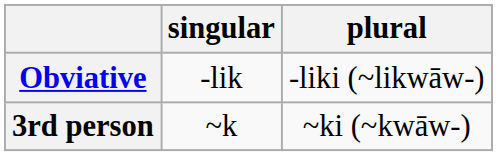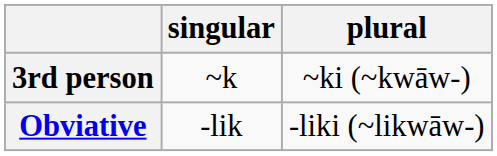rows swapped: (83, 125) <-> (83, 77)
